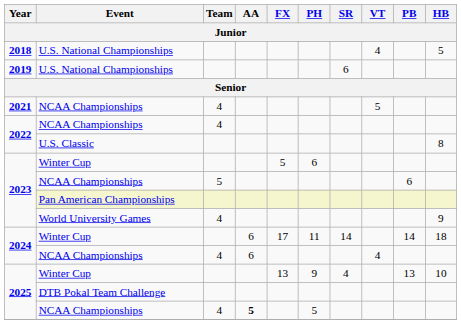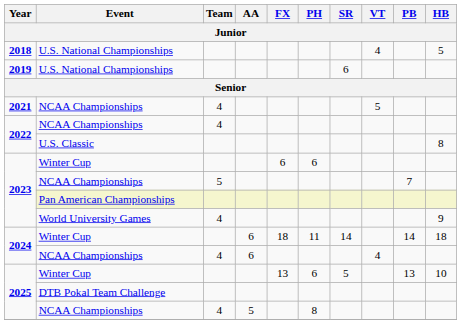(283, 162) 5 -> (283, 162) 6
(409, 180) 6 -> (409, 180) 7
(283, 236) 17 -> (283, 236) 18
(314, 273) 9 -> (314, 273) 6
(346, 273) 4 -> (346, 273) 5
(251, 310) bold -> (251, 310) normal
(314, 310) 5 -> (314, 310) 8
